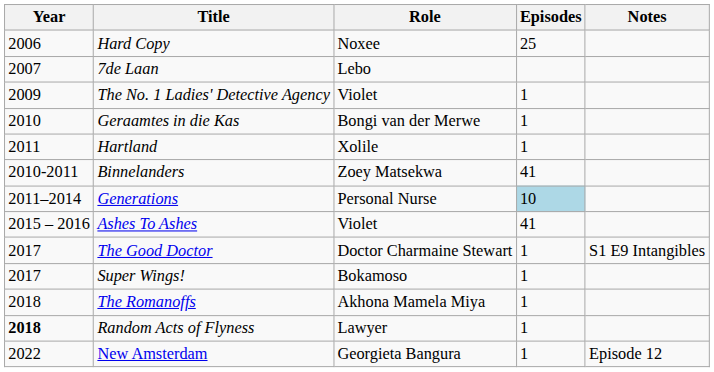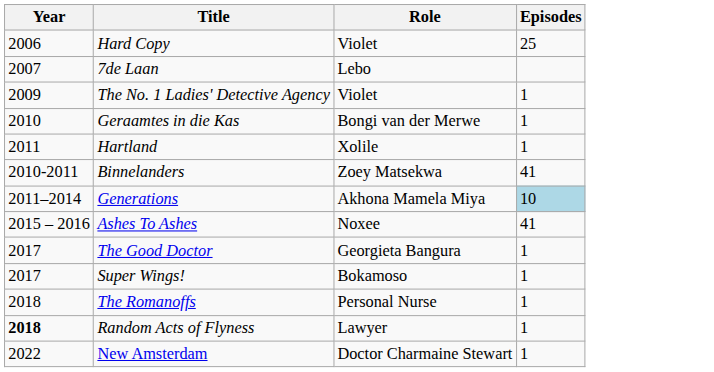- column: (647, 17)
(359, 43) Noxee -> (357, 43) Violet
(387, 198) Personal Nurse -> (411, 198) Akhona Mamela Miya
(357, 224) Violet -> (359, 224) Noxee
(425, 250) Doctor Charmaine Stewart -> (399, 250) Georgieta Bangura
(411, 302) Akhona Mamela Miya -> (387, 302) Personal Nurse
(399, 353) Georgieta Bangura -> (425, 353) Doctor Charmaine Stewart
